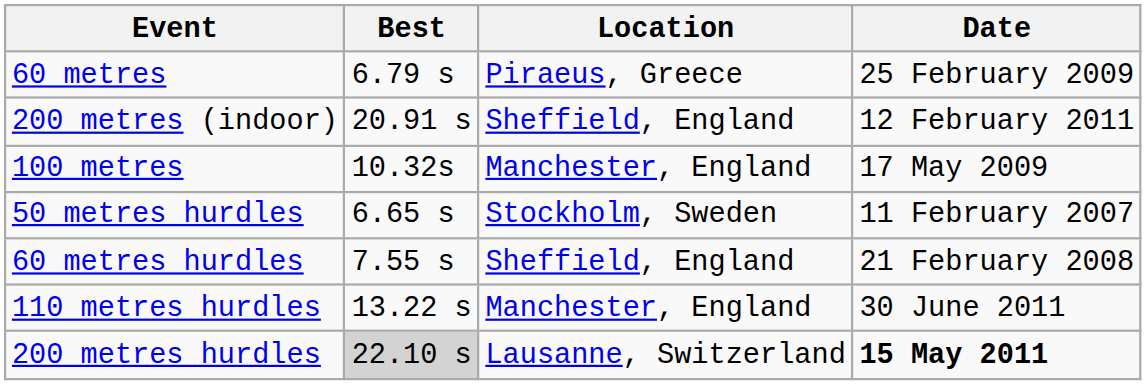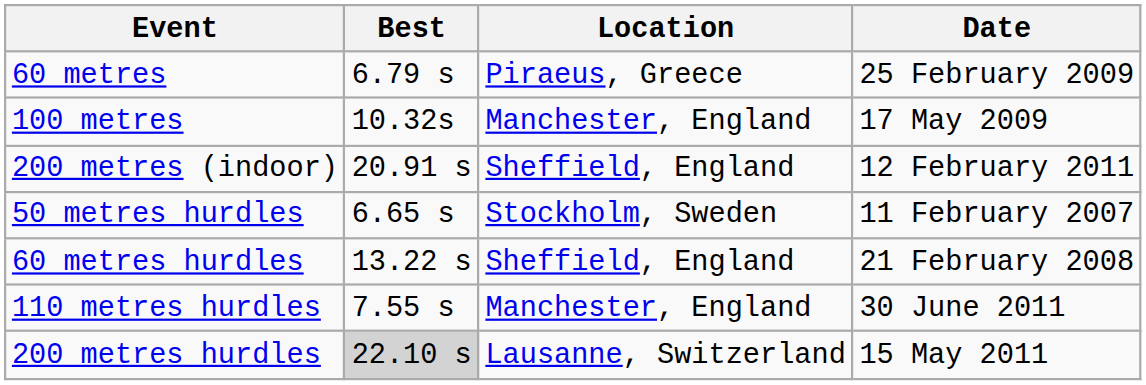rows swapped: (98, 168) <-> (175, 122)
(403, 261) 7.55 s -> (412, 261) 13.22 s
(412, 308) 13.22 s -> (403, 308) 7.55 s
(954, 355) bold -> (954, 355) normal
